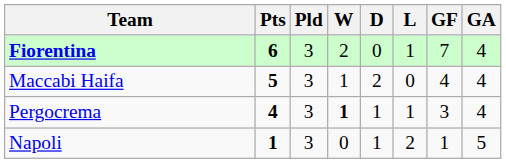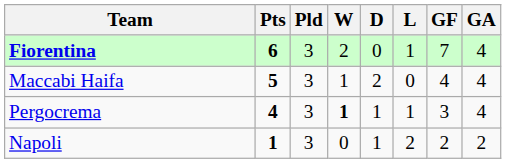(444, 142) 1 -> (444, 142) 2
(481, 142) 5 -> (481, 142) 2
